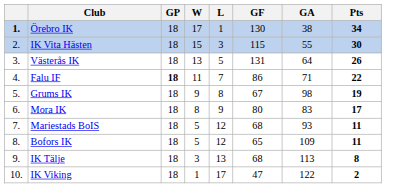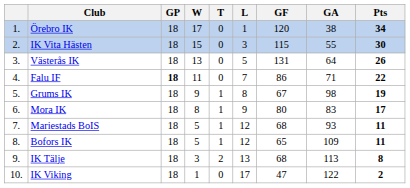+ column: (221, 12)
(16, 28) bold -> (16, 28) normal
(257, 28) 130 -> (281, 28) 120
